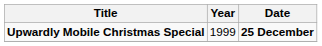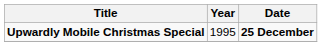(223, 32) 1999 -> (223, 32) 1995
